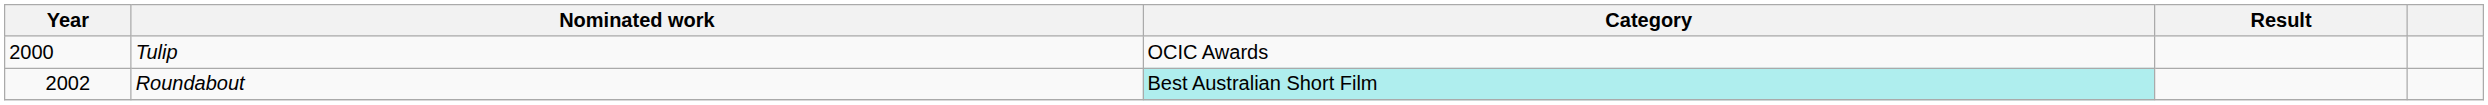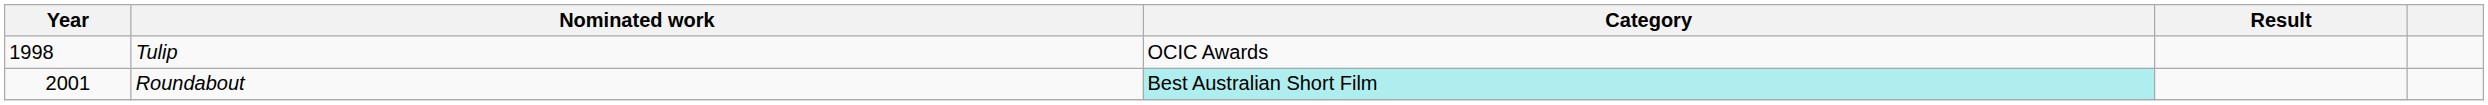(31, 52) 2000 -> (31, 52) 1998
(68, 83) 2002 -> (68, 83) 2001
